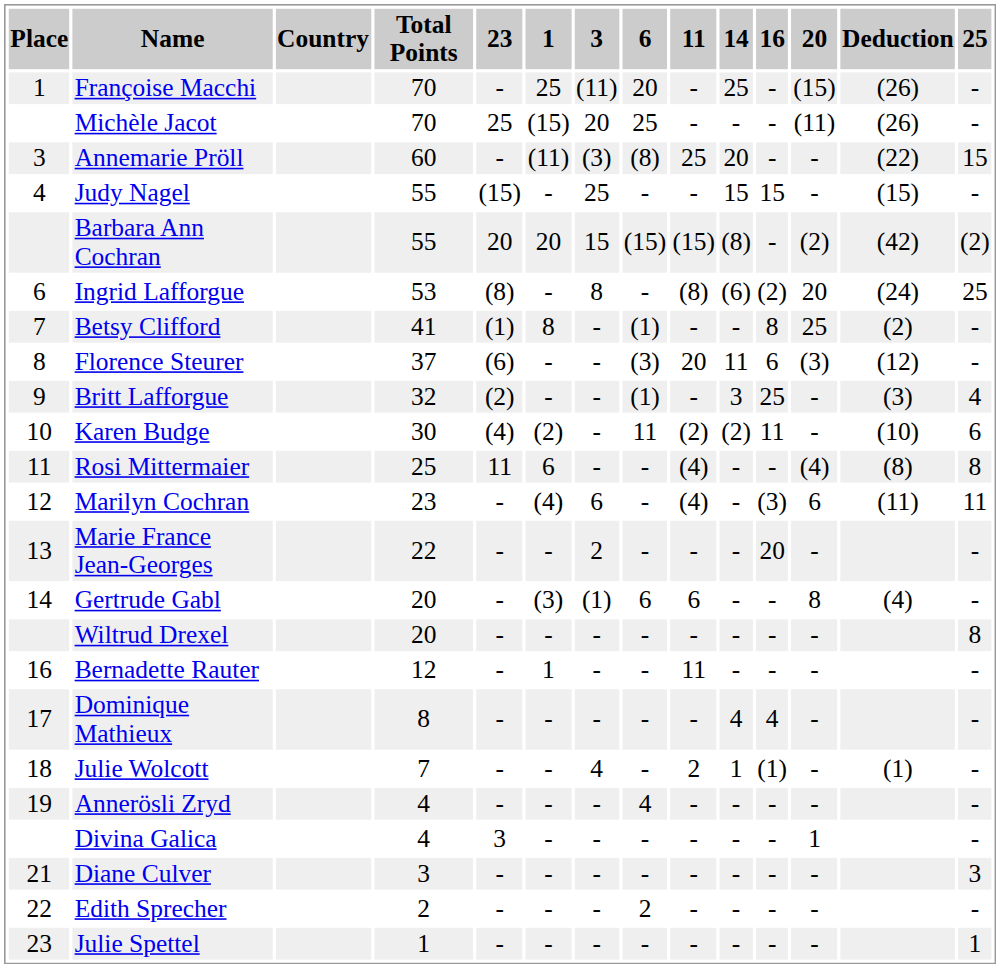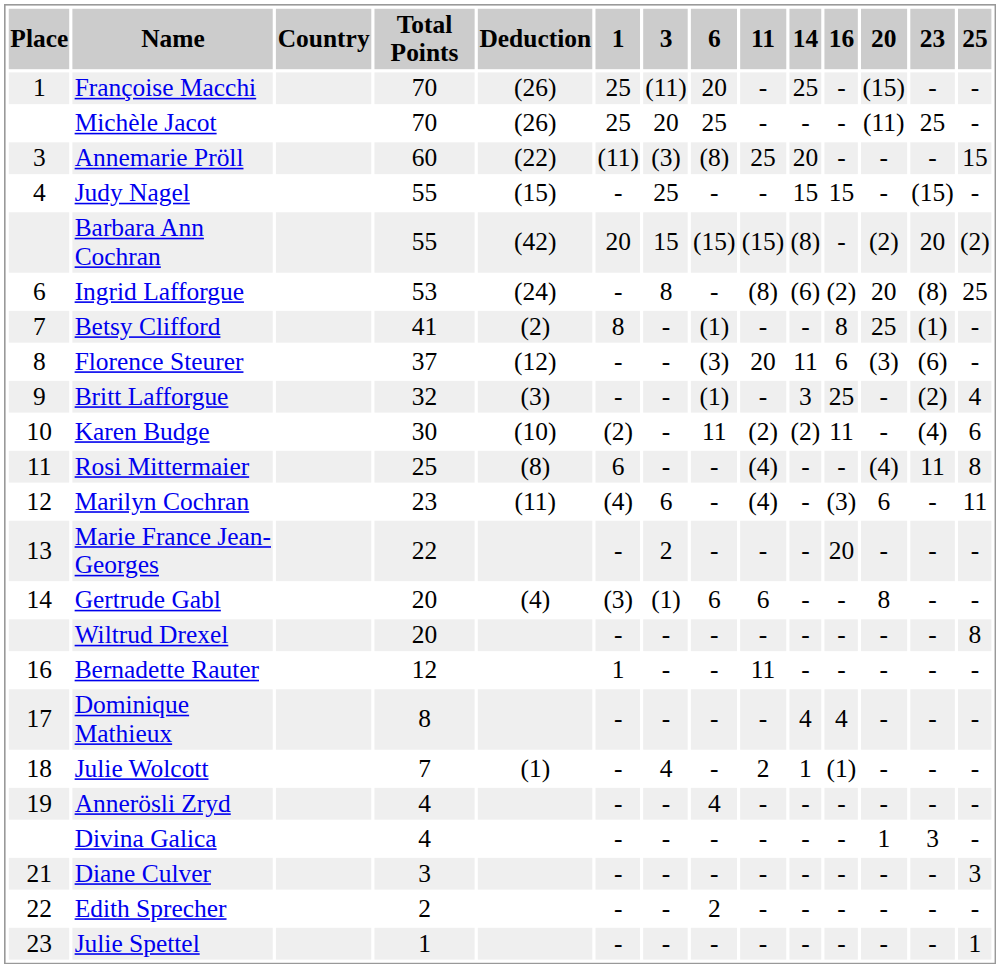columns swapped: (898, 38) <-> (500, 38)
(548, 122) (15) -> (618, 122) 25
